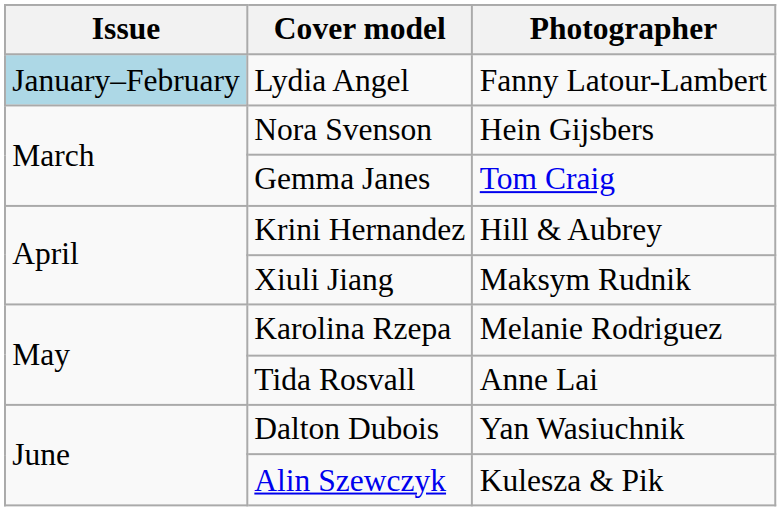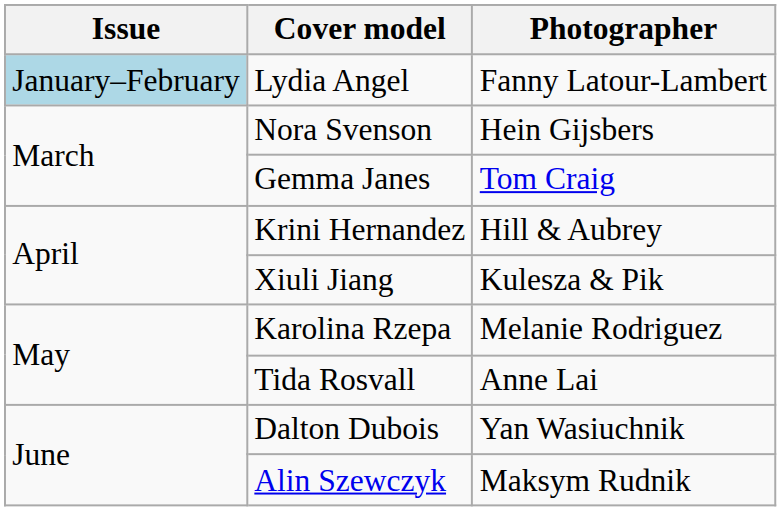(585, 279) Maksym Rudnik -> (572, 279) Kulesza & Pik
(572, 479) Kulesza & Pik -> (585, 479) Maksym Rudnik
